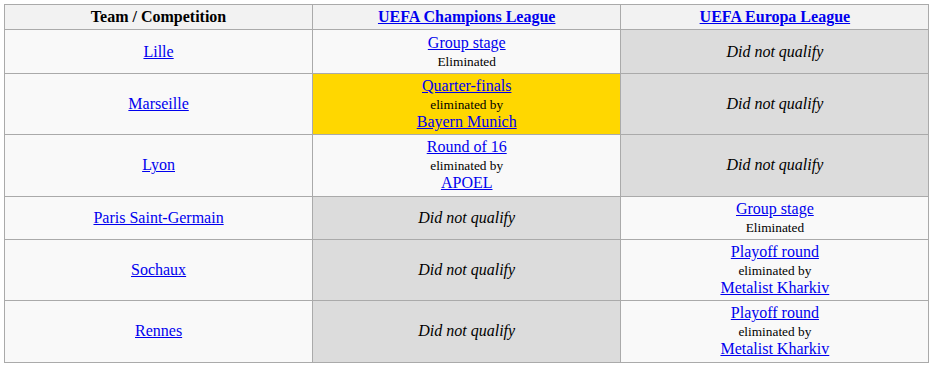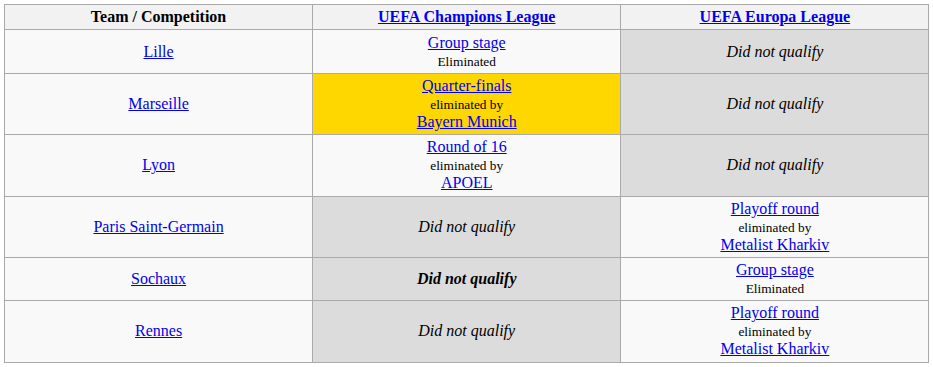(775, 217) Group stage Eliminated -> (775, 226) Playoff round eliminated by Metalist Kharkiv
(467, 270) normal -> (467, 279) bold
(775, 270) Playoff round eliminated by Metalist Kharkiv -> (775, 279) Group stage Eliminated
